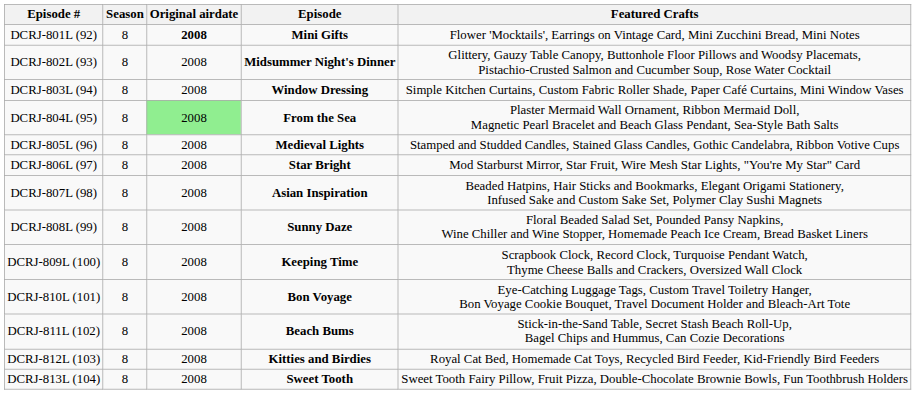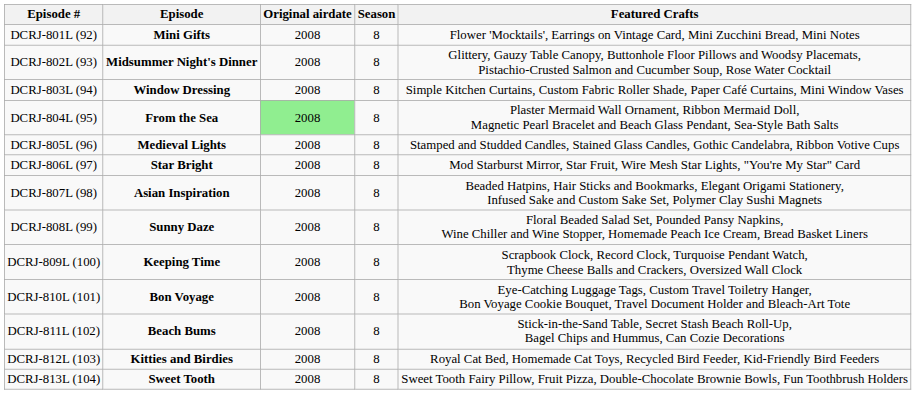columns swapped: (320, 14) <-> (125, 14)
(194, 34) bold -> (308, 34) normal
